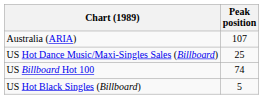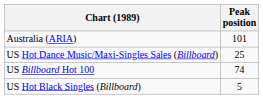(240, 39) 107 -> (240, 39) 101
